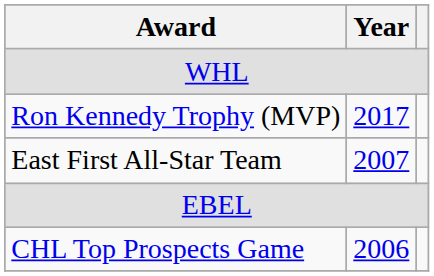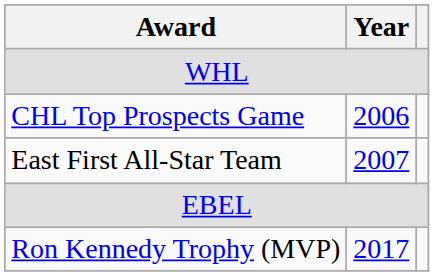rows swapped: (158, 248) <-> (176, 115)
